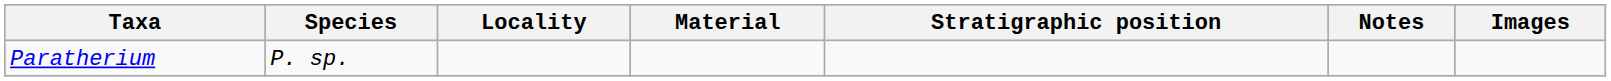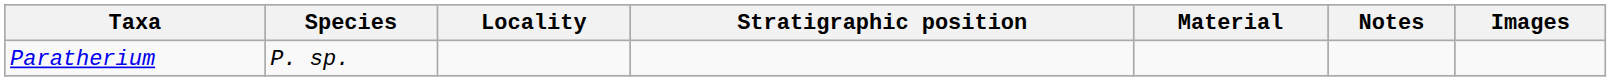columns swapped: (1076, 23) <-> (728, 23)
